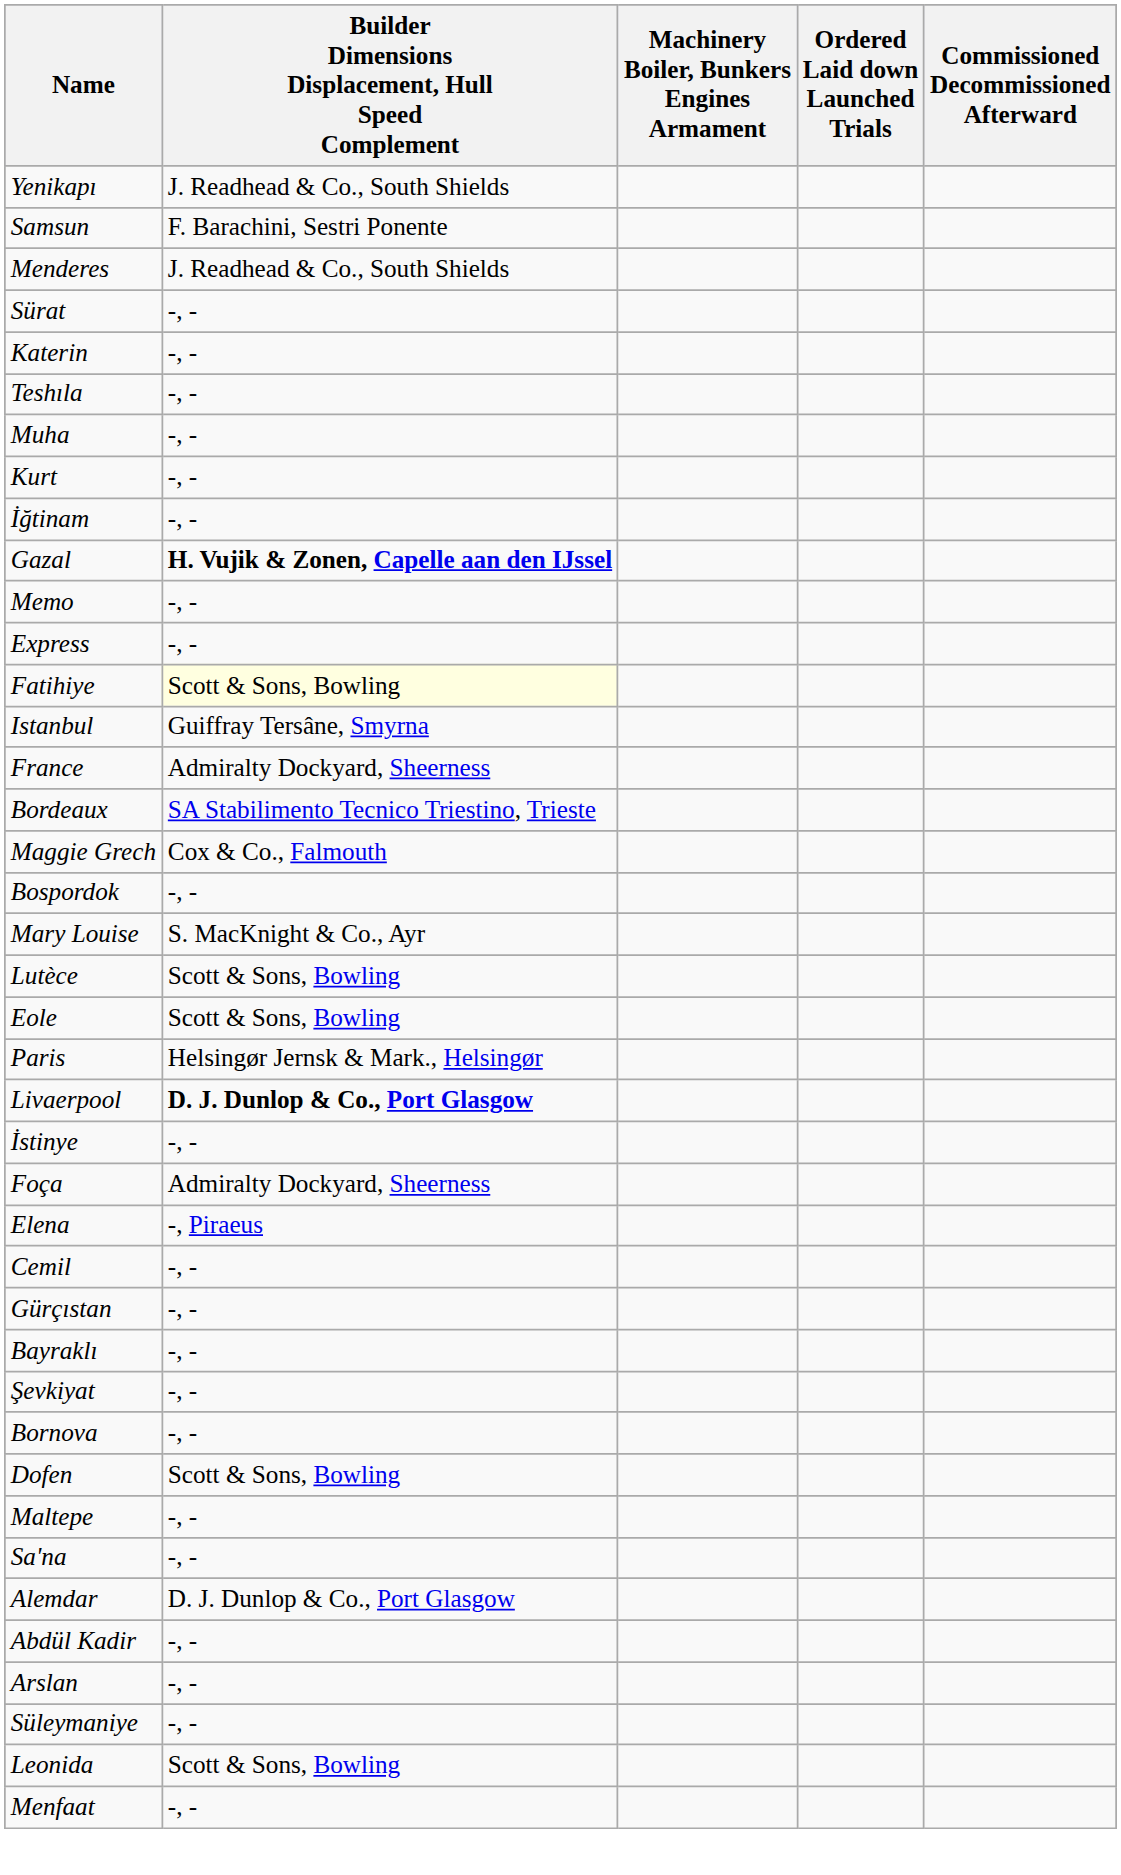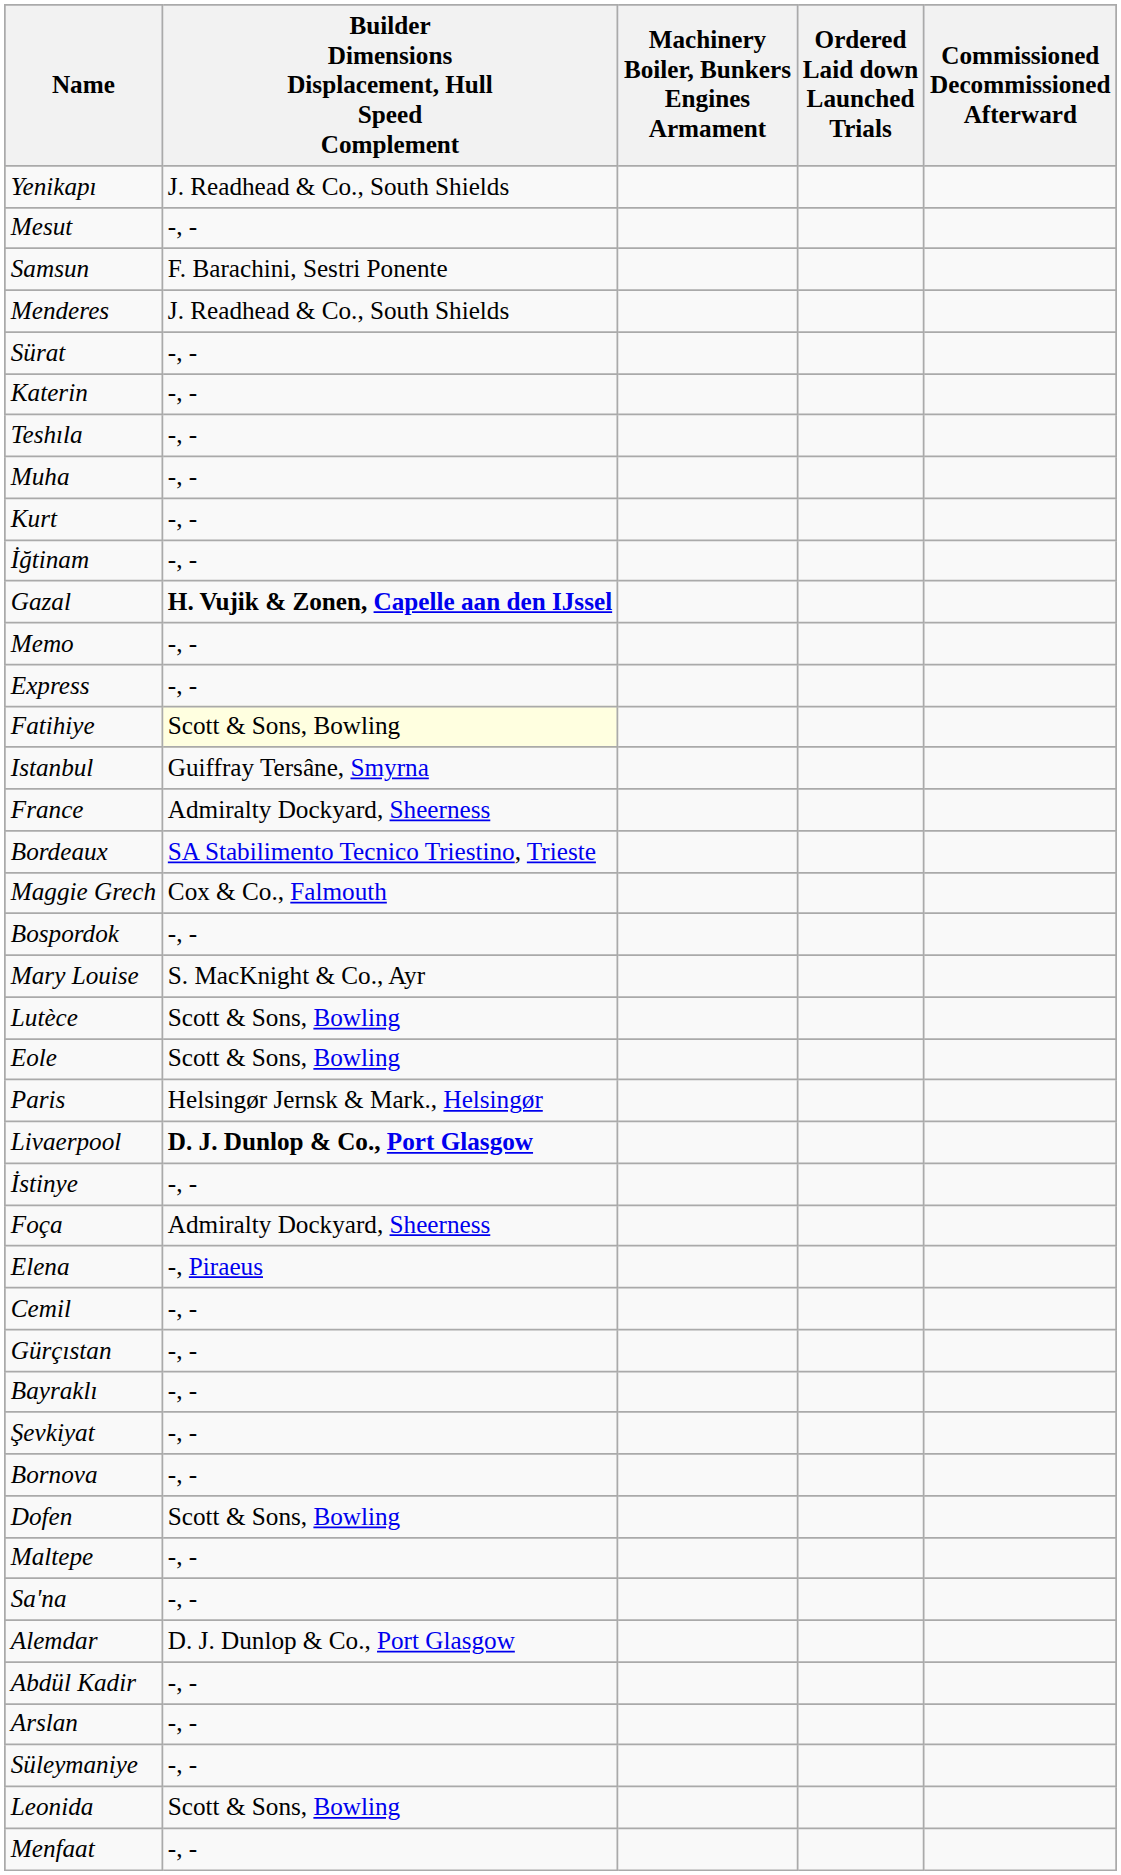+ row: (42, 227)
